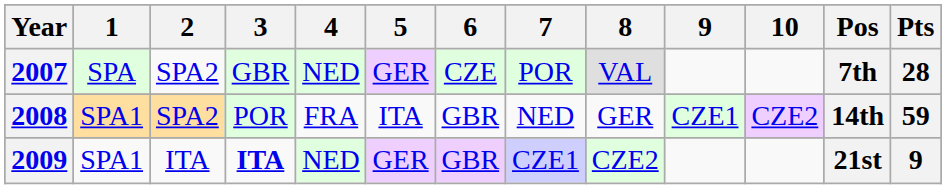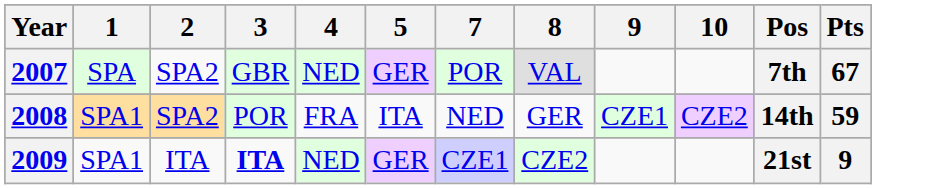- column: (470, 26)
(916, 71) 28 -> (845, 71) 67
